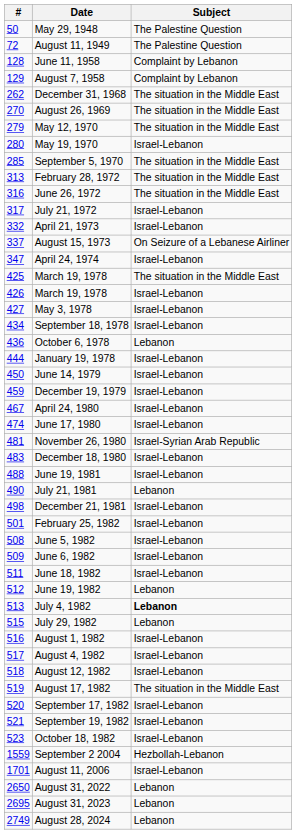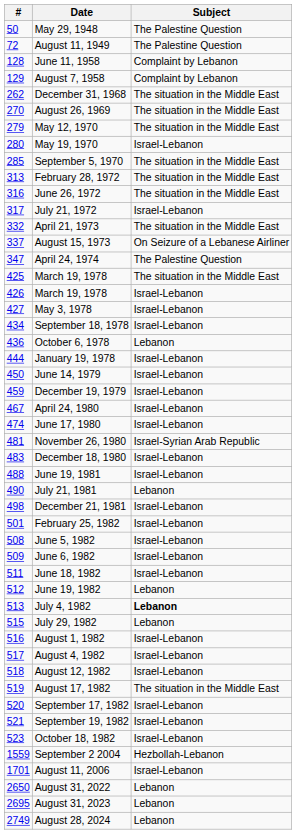(168, 227) Israel-Lebanon -> (206, 227) The situation in the Middle East
(168, 260) Israel-Lebanon -> (188, 260) The Palestine Question
